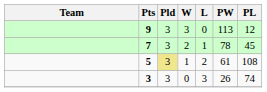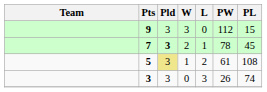(225, 29) 113 -> (225, 29) 112
(250, 29) 12 -> (250, 29) 15
(168, 45) normal -> (168, 45) bold
